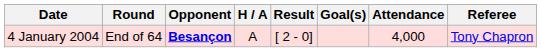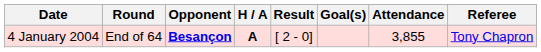(253, 36) normal -> (253, 36) bold
(408, 36) 4,000 -> (408, 36) 3,855
